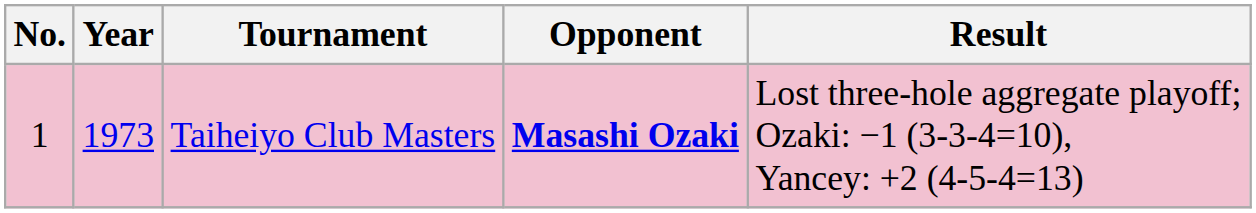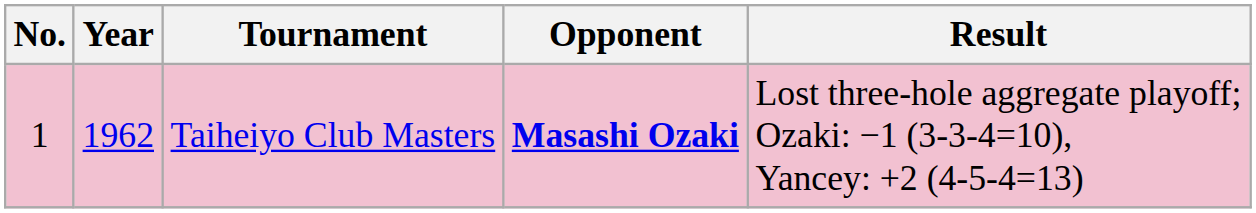(118, 135) 1973 -> (118, 135) 1962
